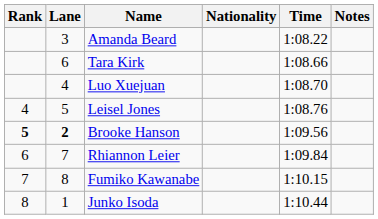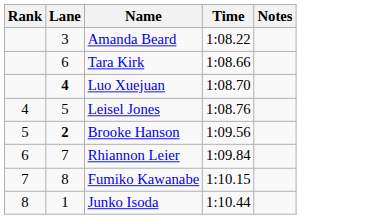- column: (241, 16)
(65, 86) normal -> (65, 86) bold
(25, 132) bold -> (25, 132) normal
